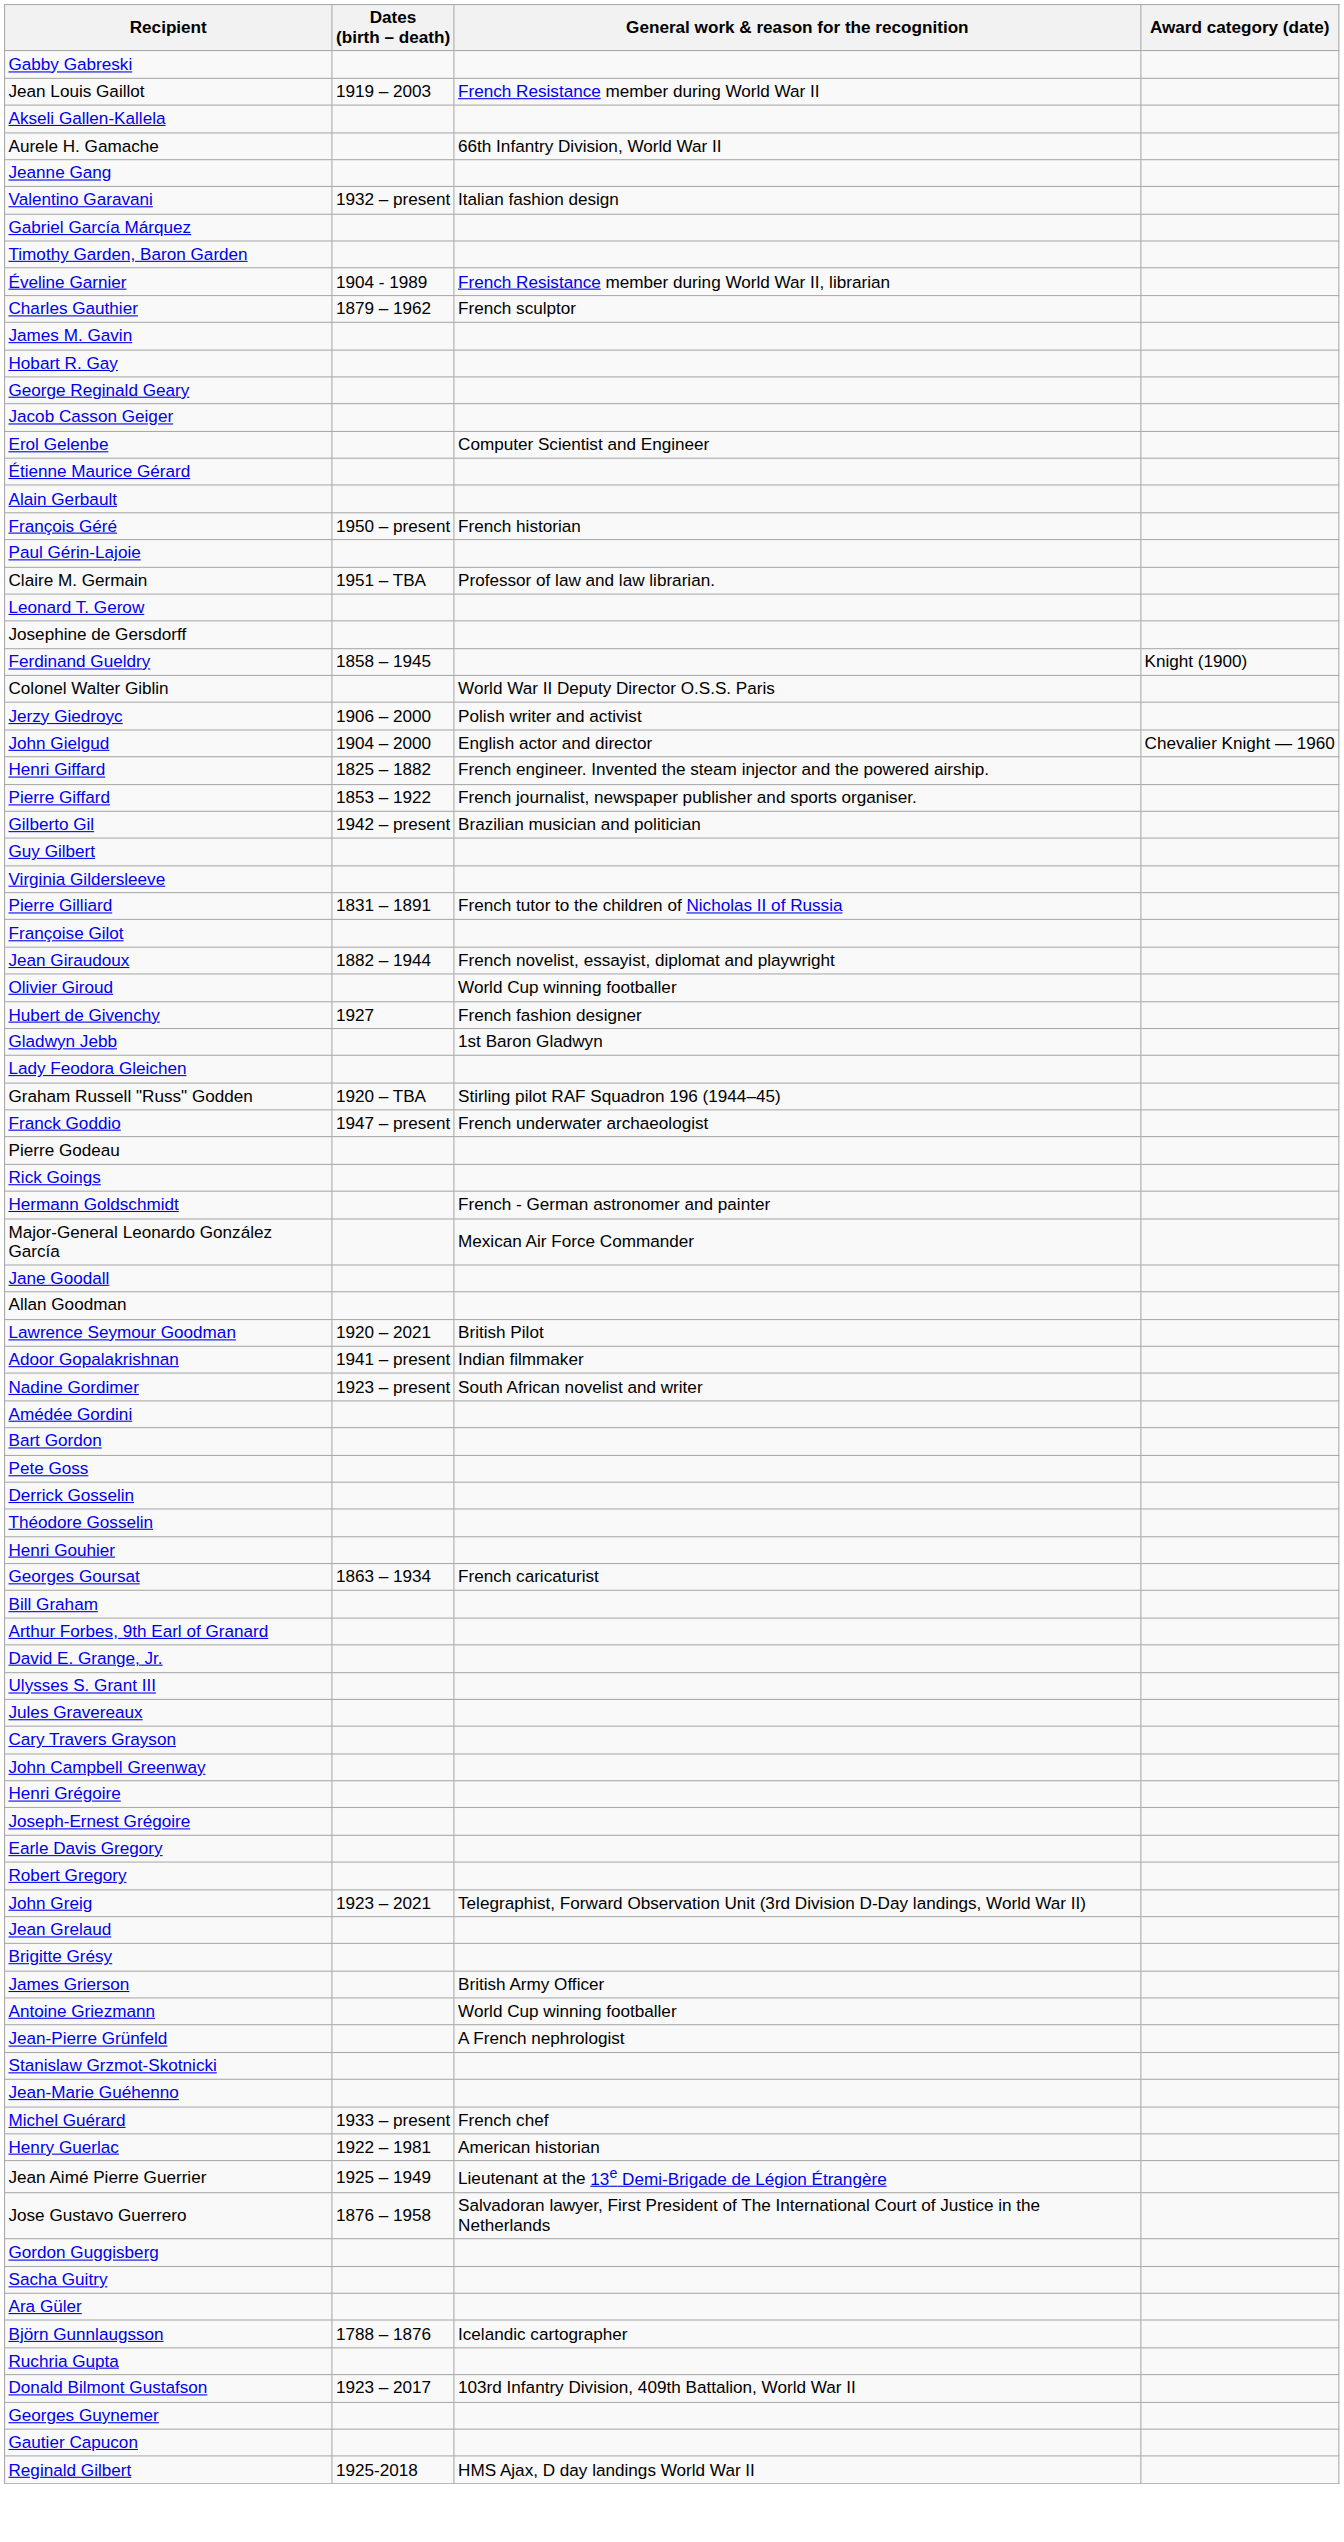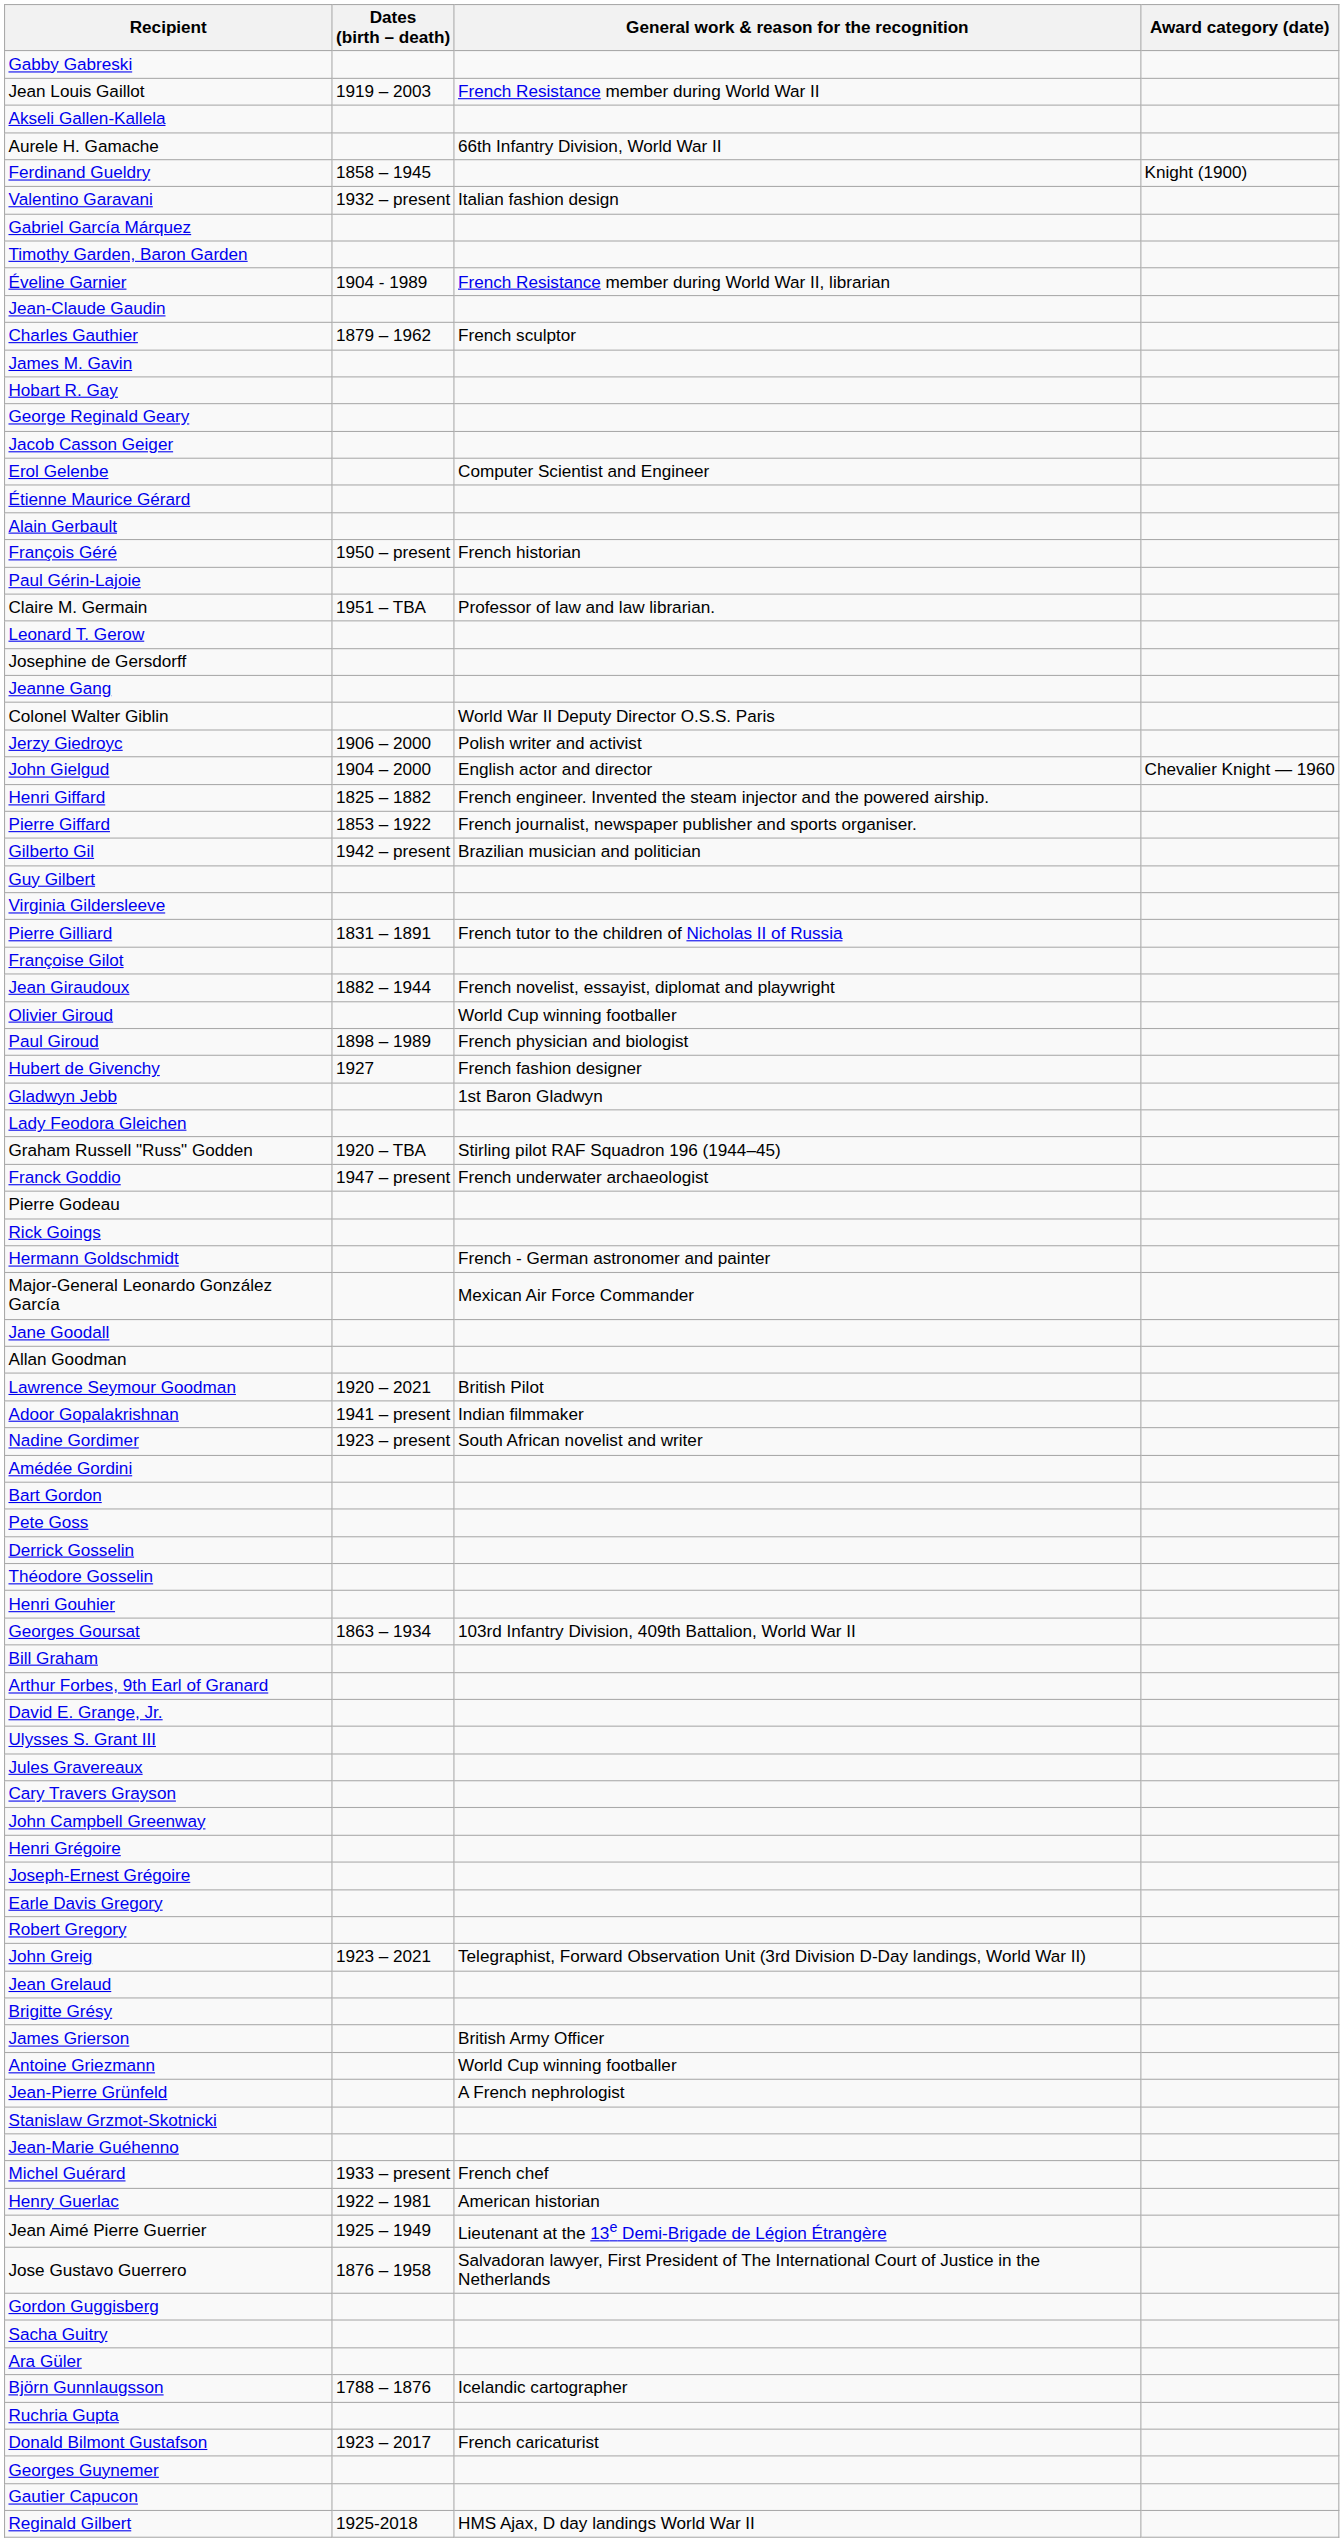rows swapped: (60, 173) <-> (79, 661)
+ row: (87, 308)
+ row: (54, 1041)
(528, 1577) French caricaturist -> (657, 1631) 103rd Infantry Division, 409th Battalion, World War II
(657, 2388) 103rd Infantry Division, 409th Battalion, World War II -> (528, 2442) French caricaturist
